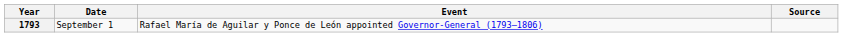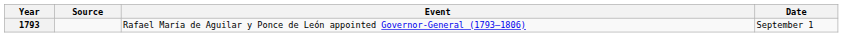columns swapped: (96, 11) <-> (805, 11)
